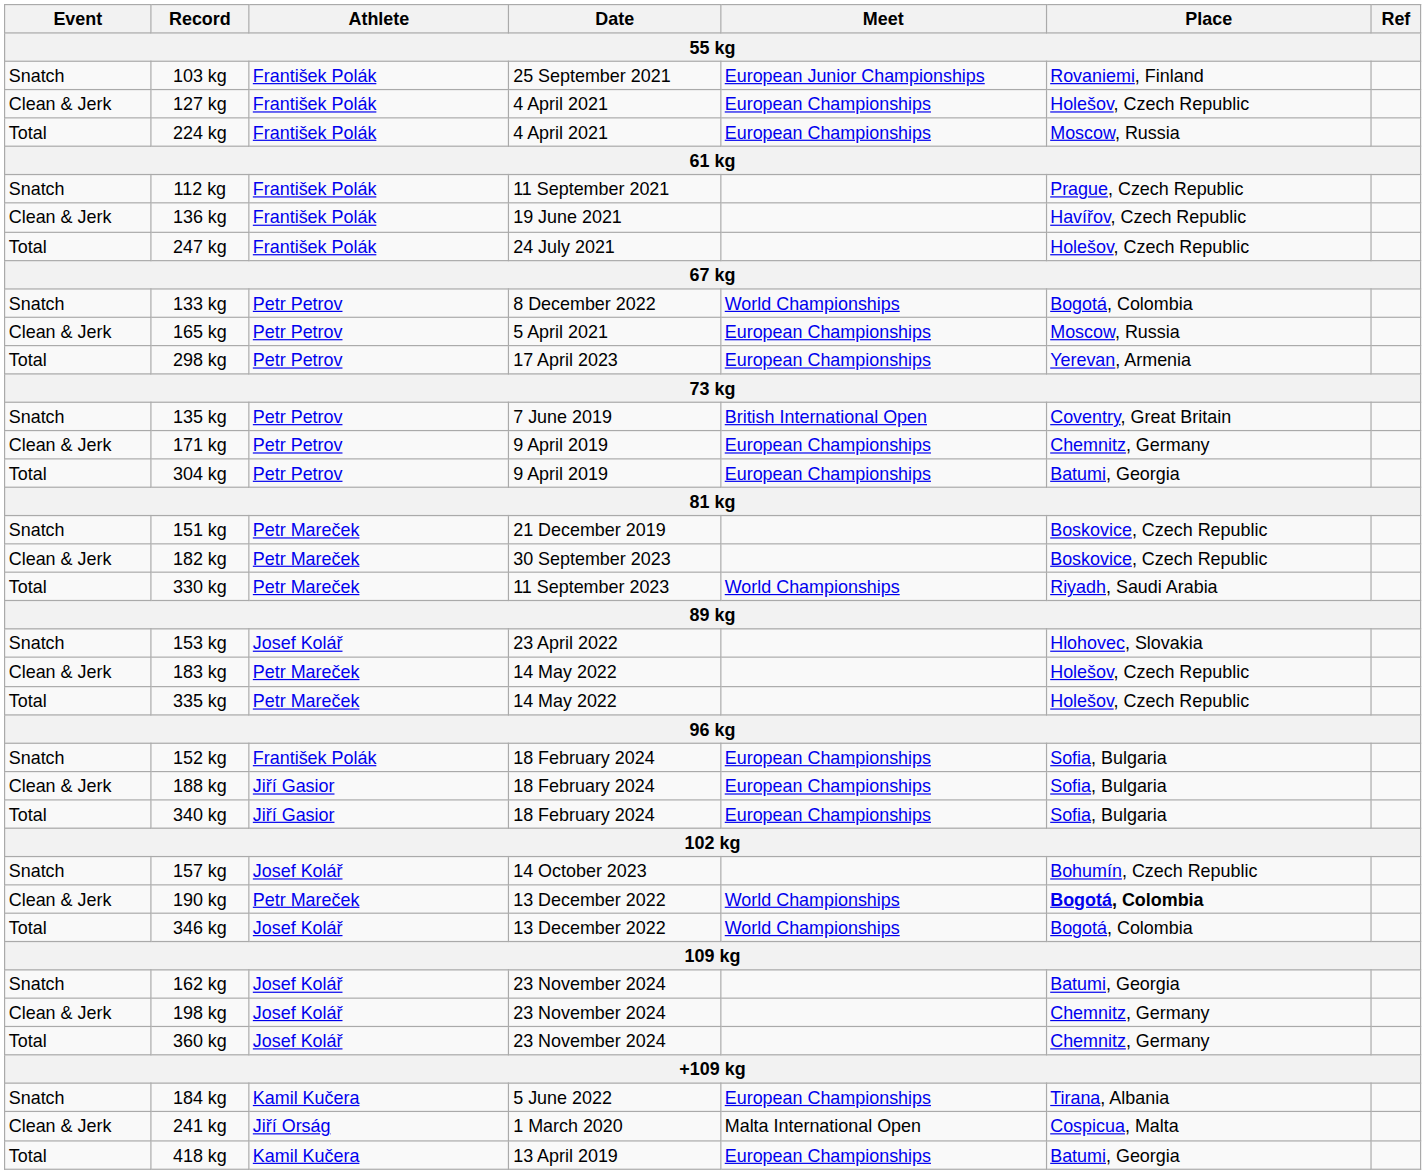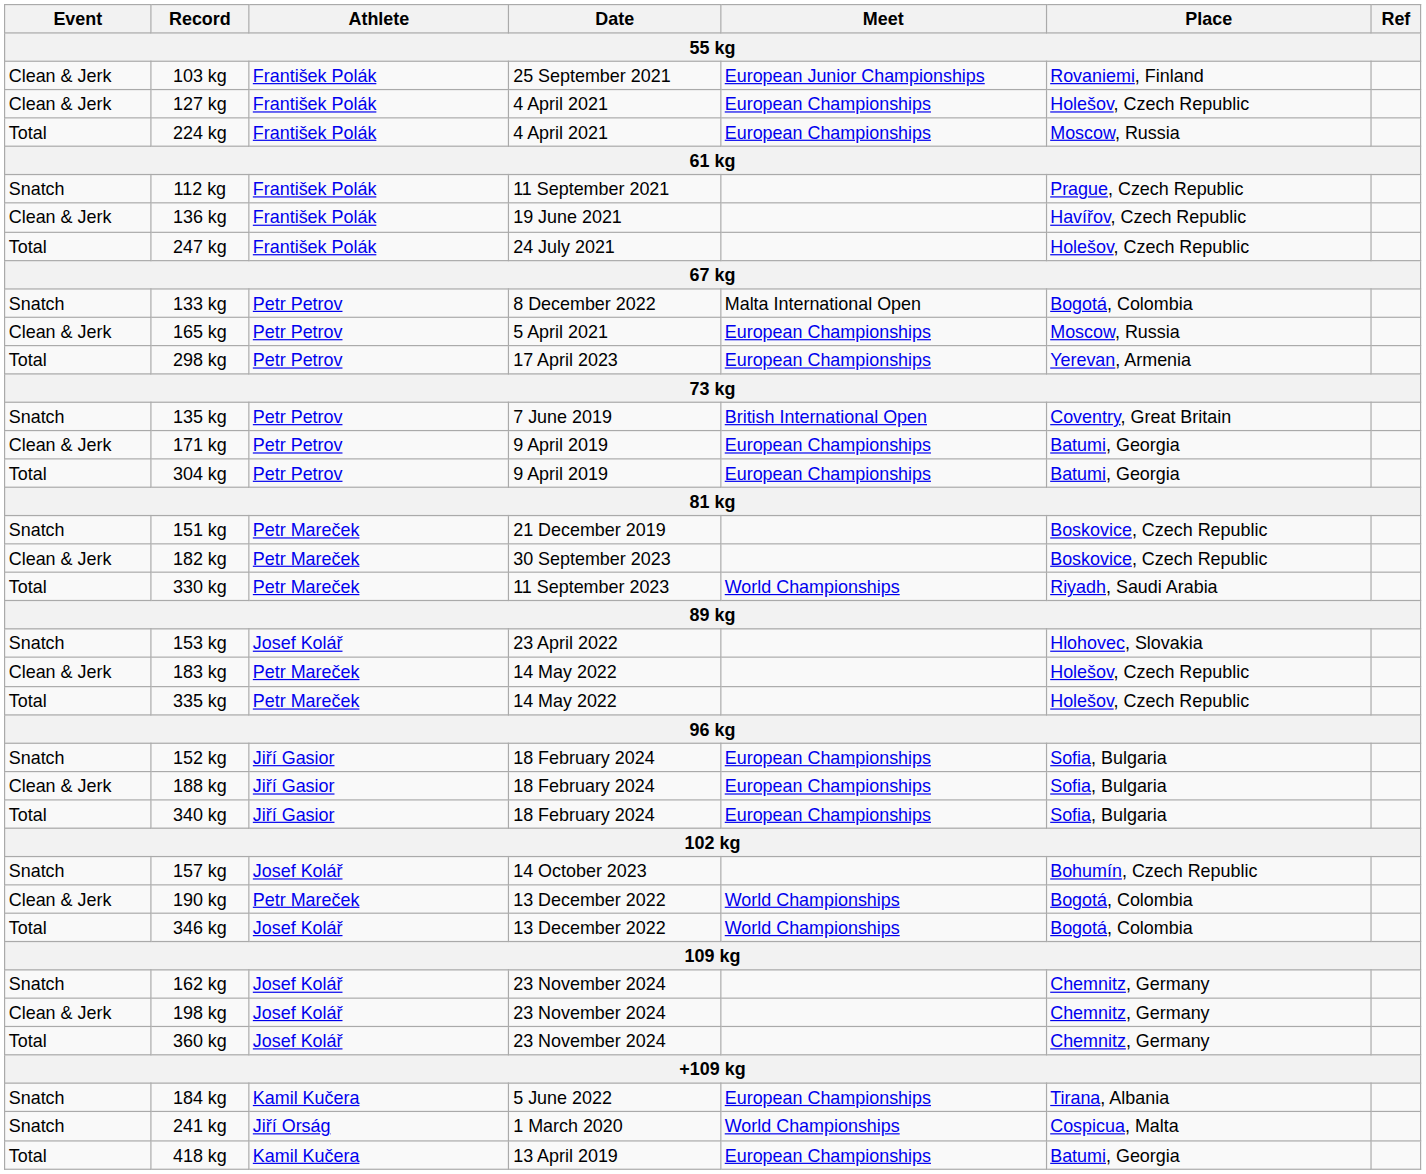(37, 76) Snatch -> (60, 76) Clean & Jerk
(812, 303) World Championships -> (823, 303) Malta International Open
(1130, 445) Chemnitz, Germany -> (1115, 445) Batumi, Georgia
(315, 757) František Polák -> (294, 757) Jiří Gasior
(1127, 899) bold -> (1121, 899) normal
(1115, 984) Batumi, Georgia -> (1130, 984) Chemnitz, Germany
(60, 1126) Clean & Jerk -> (37, 1126) Snatch
(823, 1126) Malta International Open -> (812, 1126) World Championships
